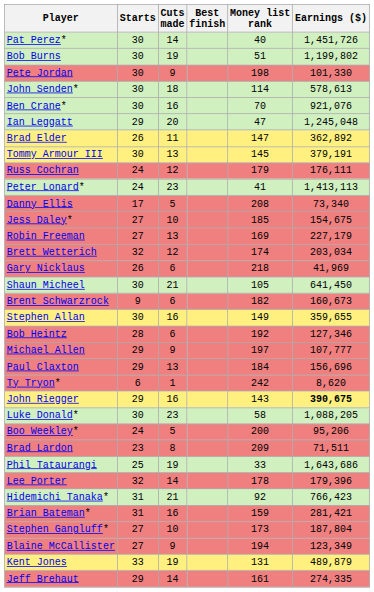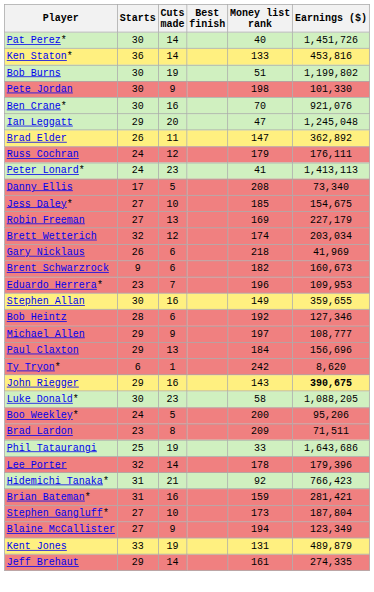+ row: (40, 57)
- row: (43, 89)
- row: (55, 155)
- row: (46, 285)
+ row: (55, 285)
(331, 350) 107,777 -> (331, 334) 108,777
